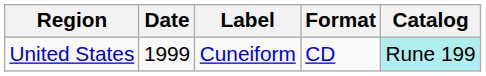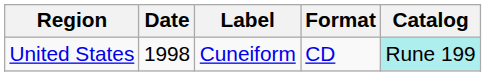(167, 53) 1999 -> (167, 53) 1998
